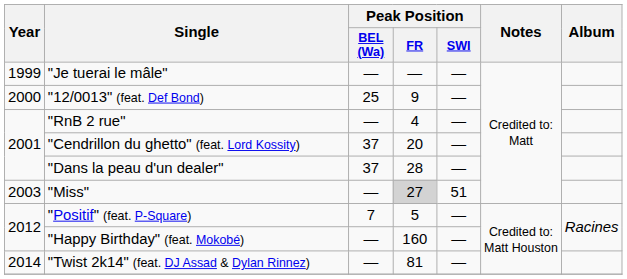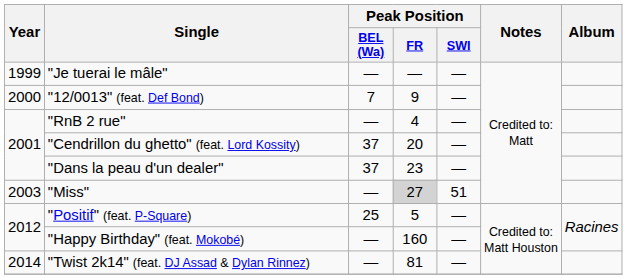(371, 97) 25 -> (371, 97) 7
(415, 168) 28 -> (415, 168) 23
(371, 215) 7 -> (371, 215) 25
